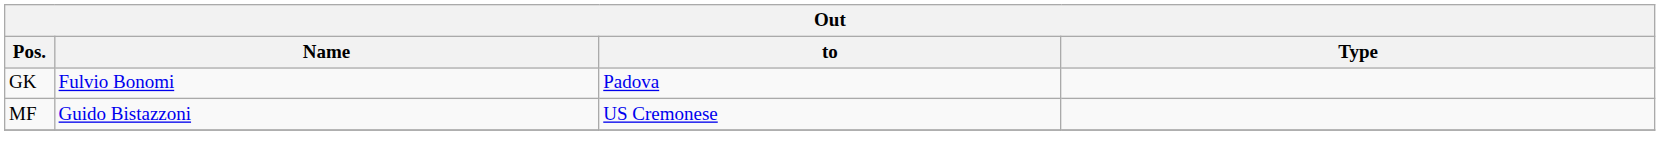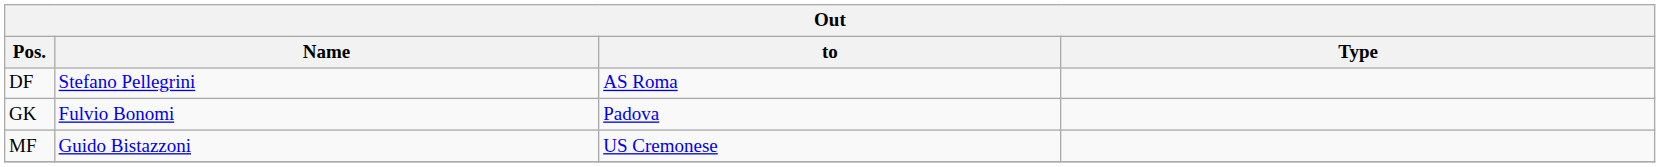+ row: (21, 83)
